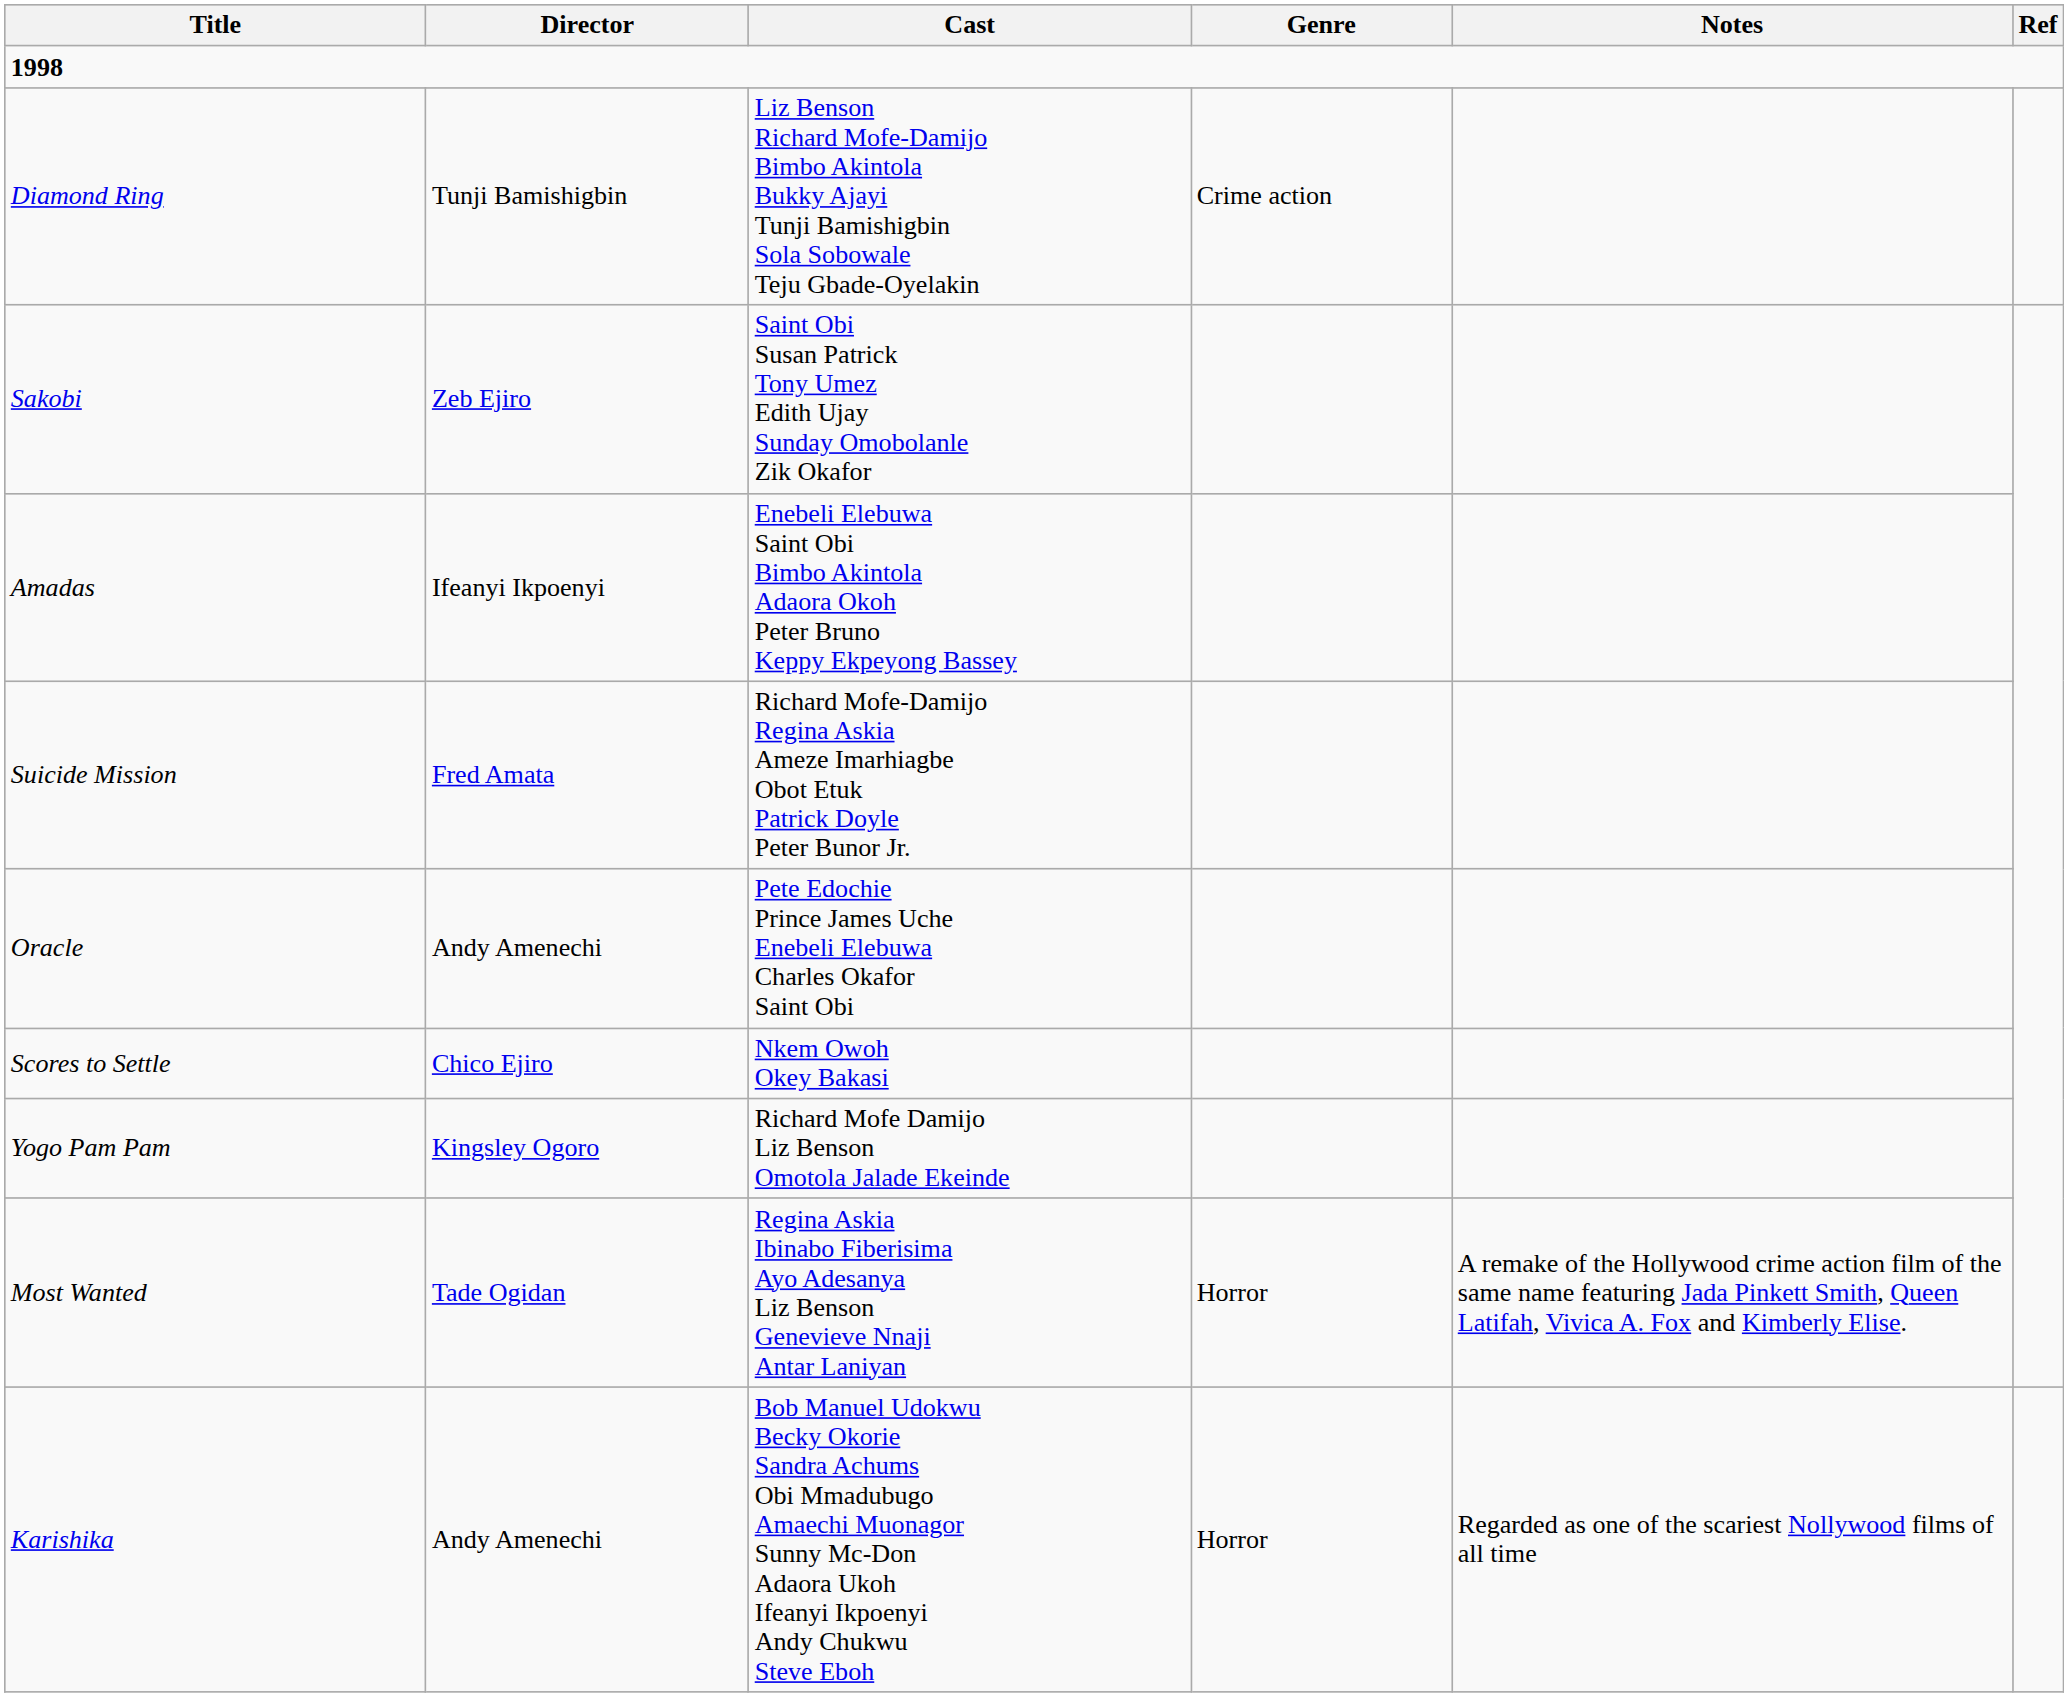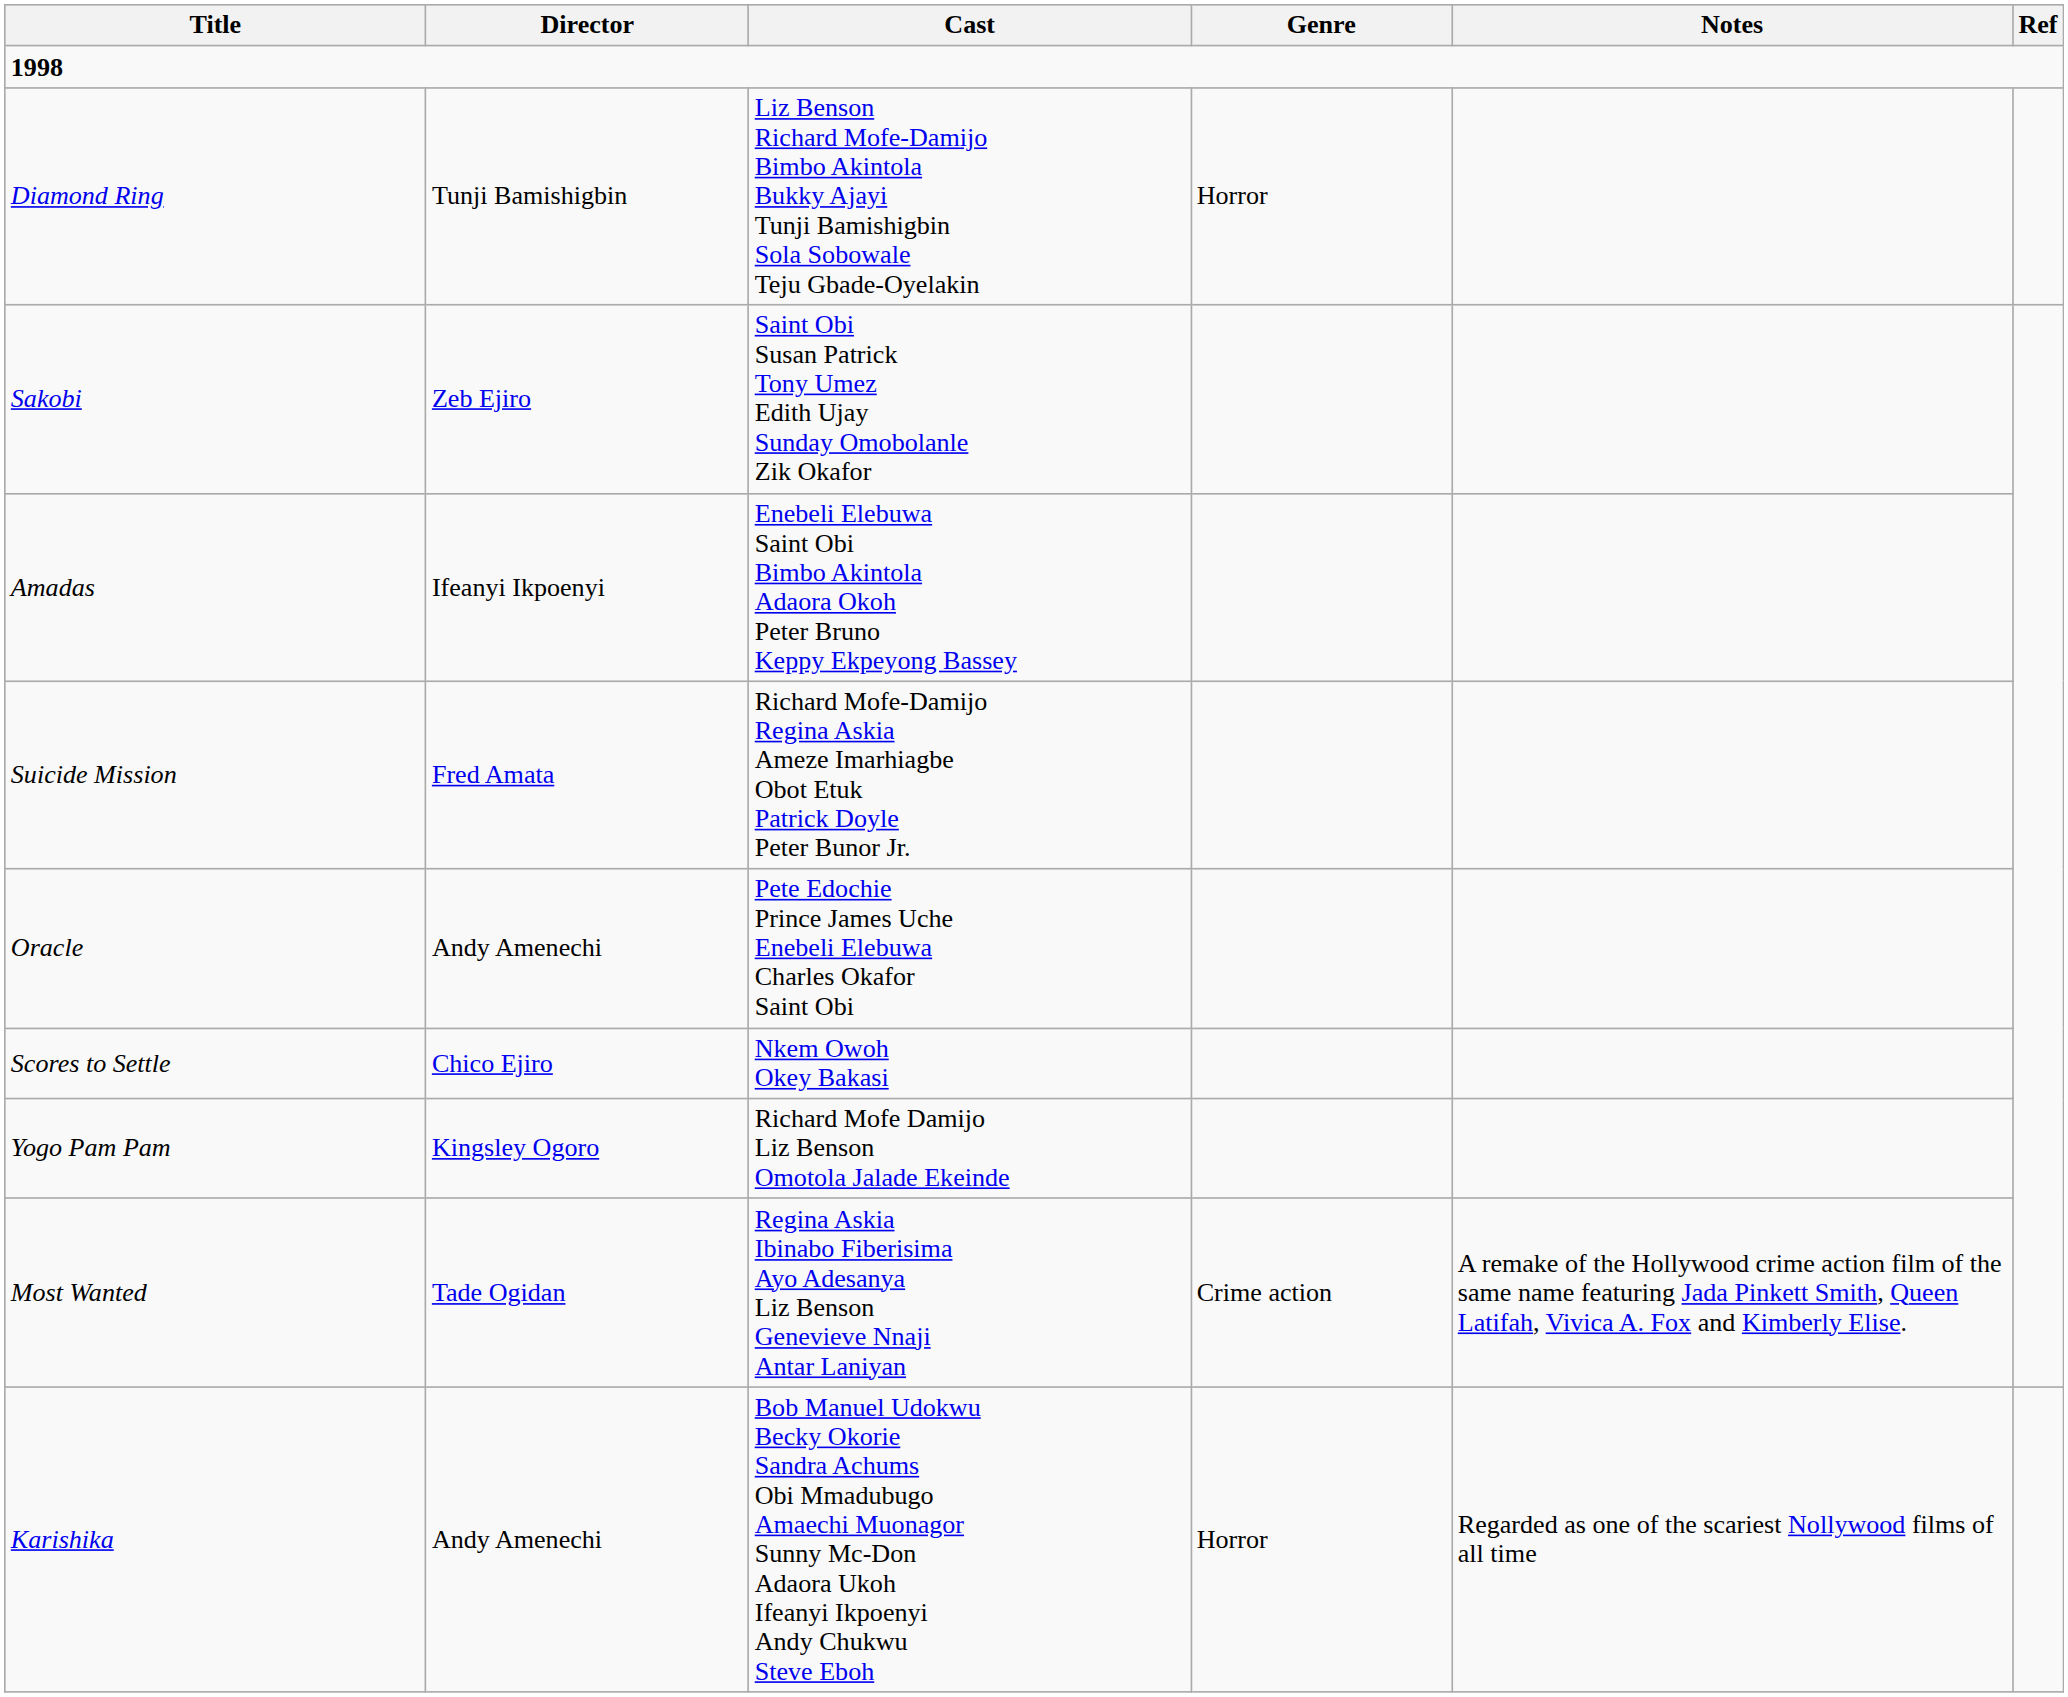(1264, 195) Crime action -> (1232, 195) Horror
(1232, 1292) Horror -> (1264, 1292) Crime action
